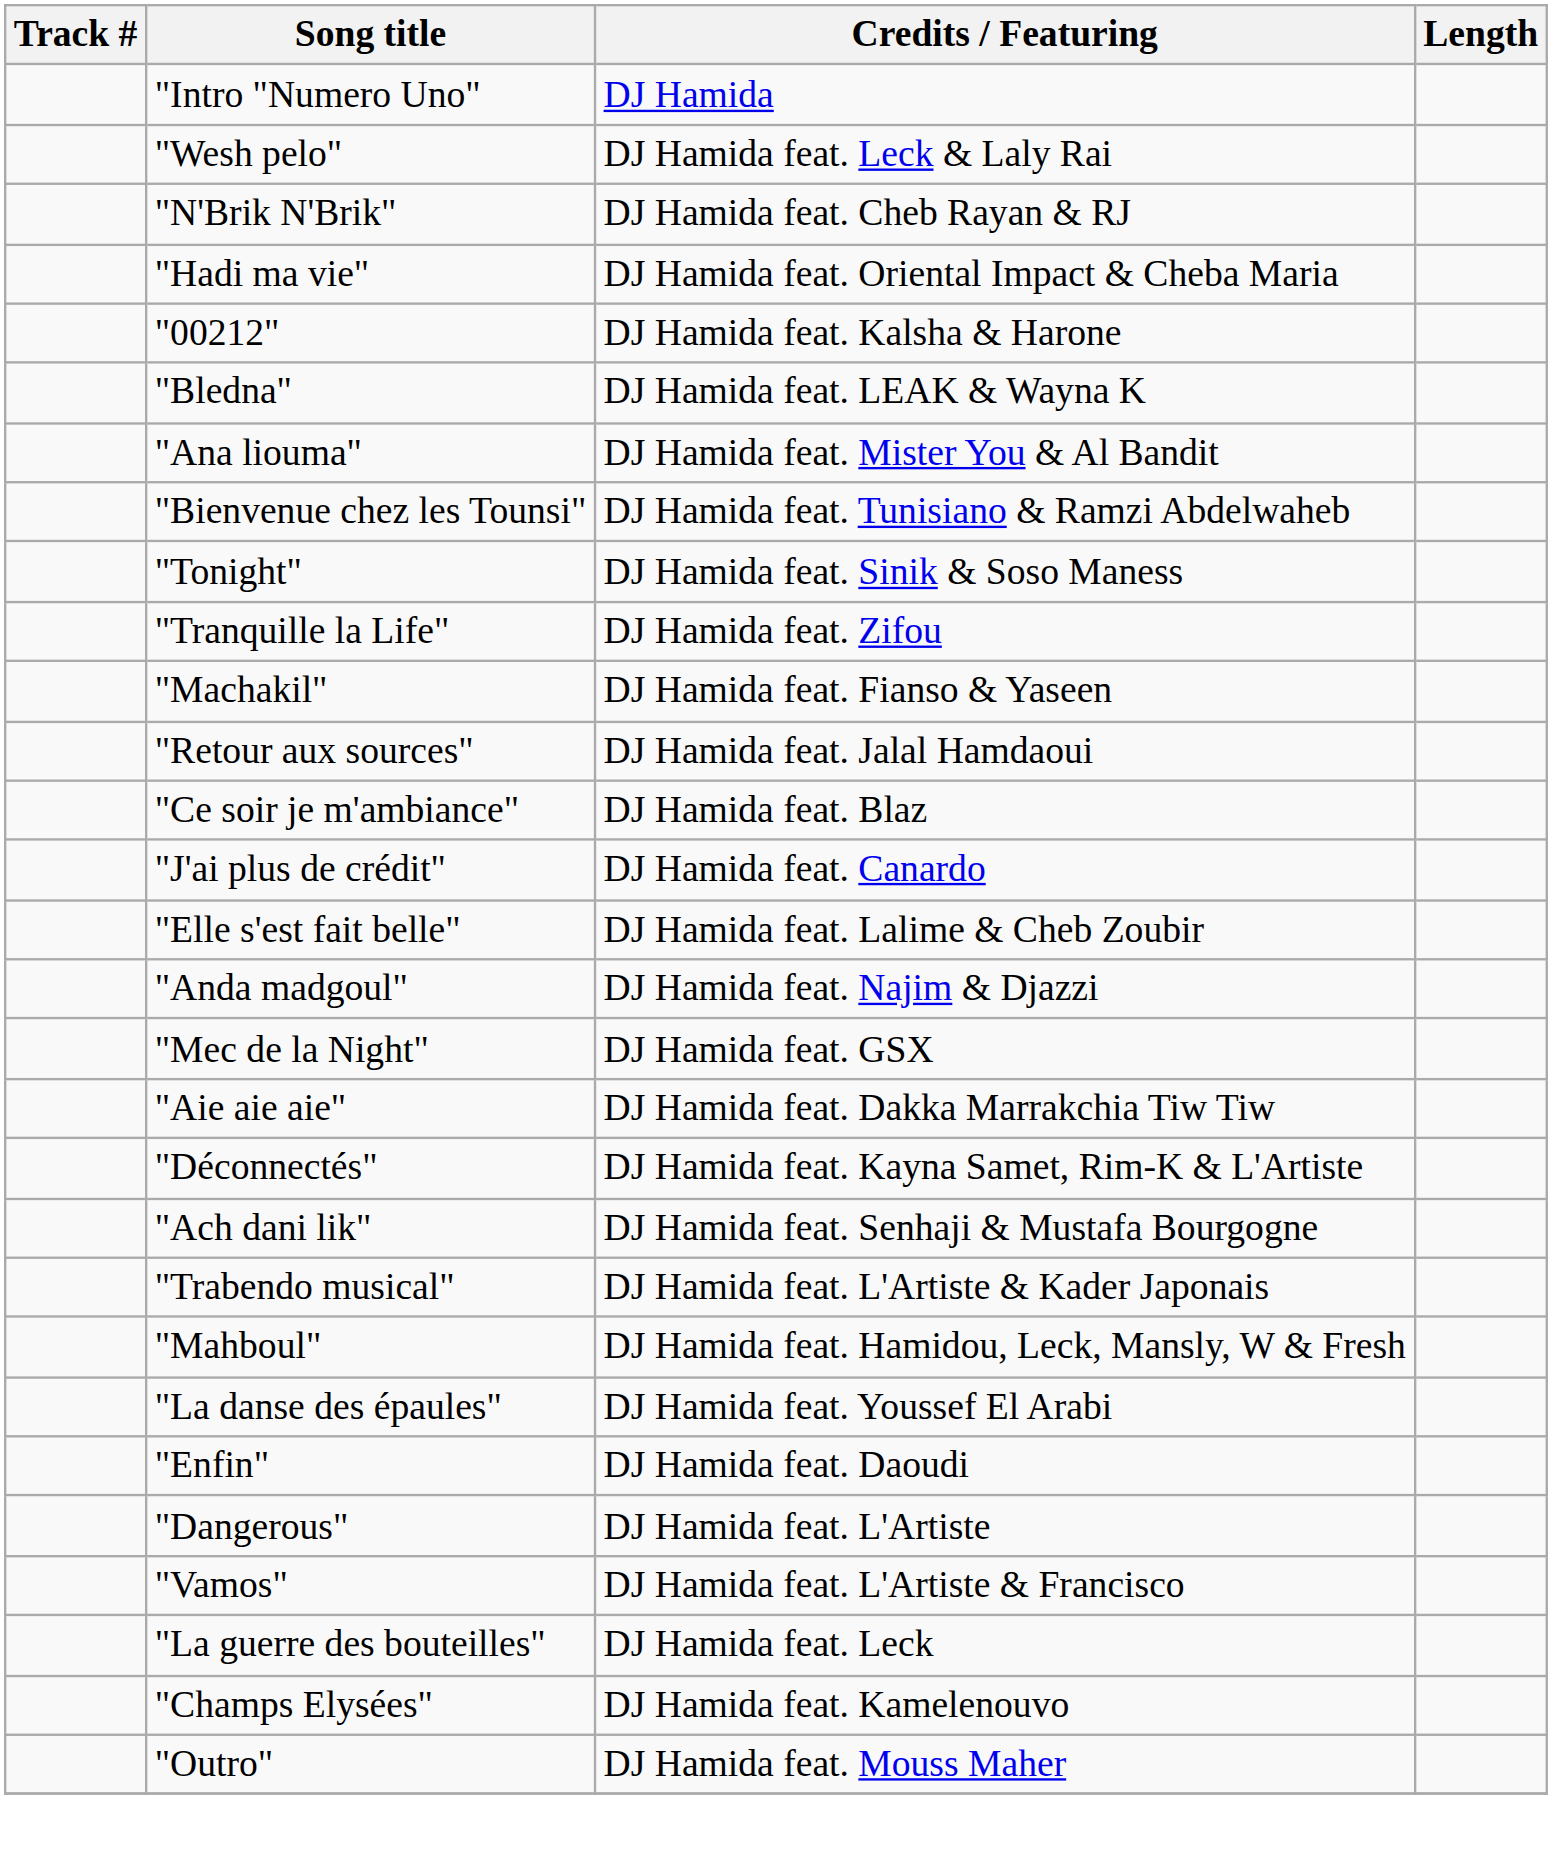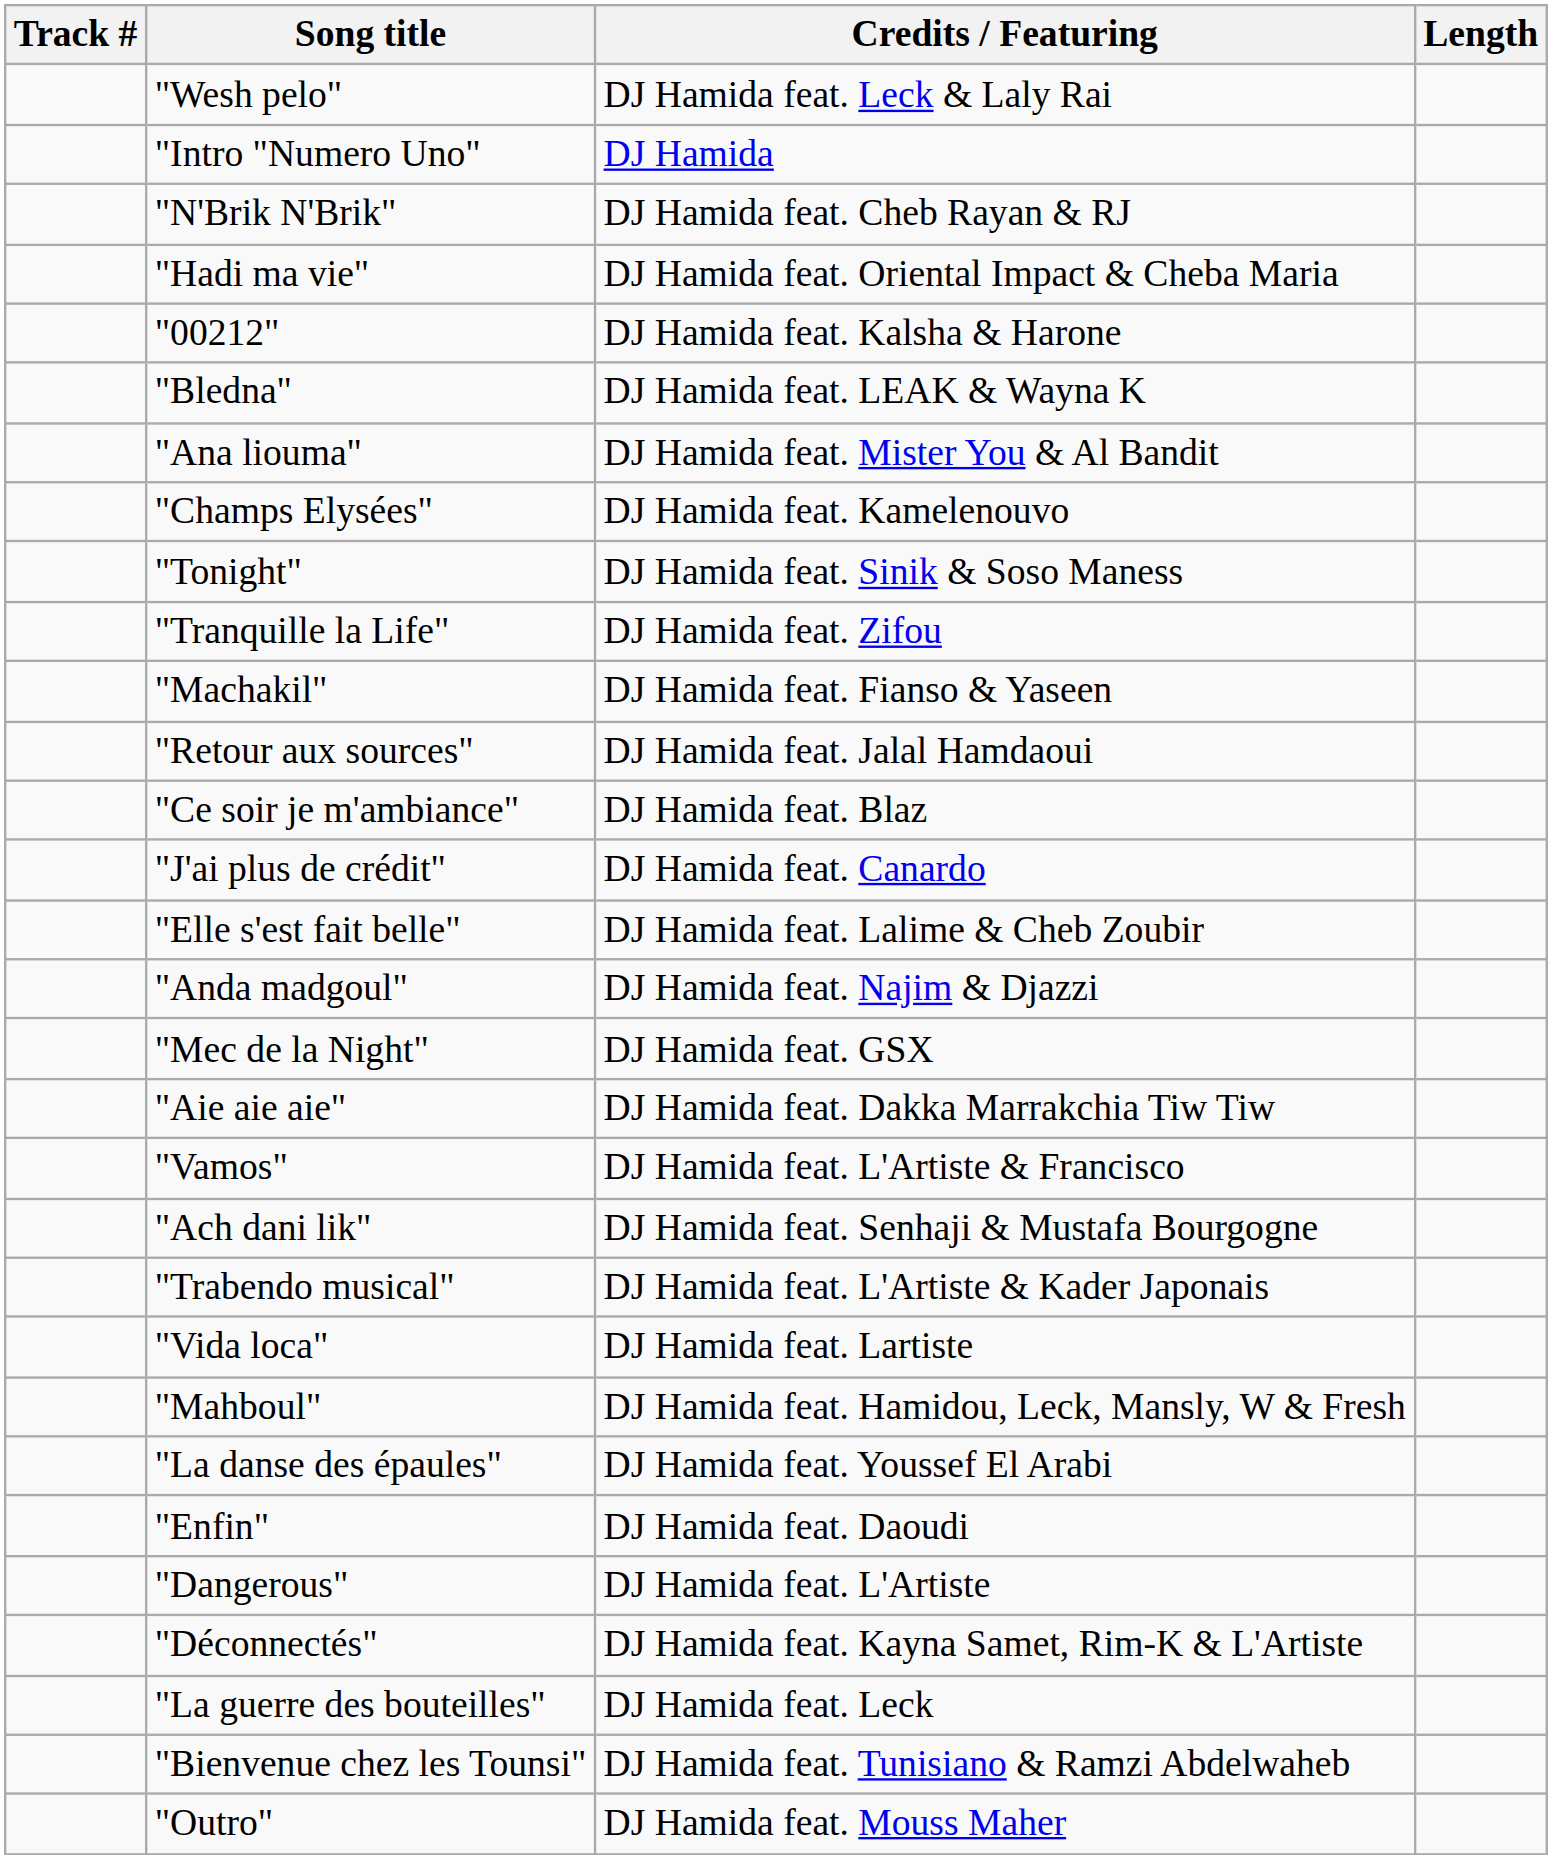rows swapped: (318, 93) <-> (248, 153)
rows swapped: (371, 511) <-> (294, 1703)
rows swapped: (221, 1584) <-> (266, 1167)
+ row: (242, 1346)
